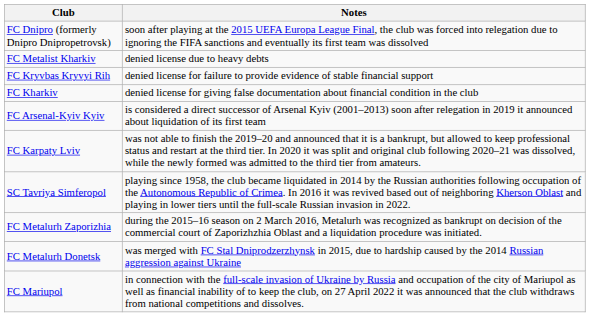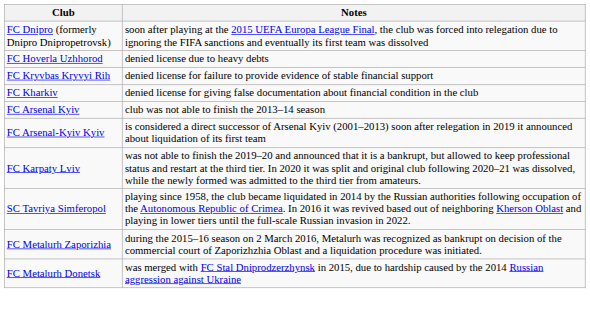- row: (51, 59)
+ row: (55, 59)
+ row: (43, 110)
- row: (35, 291)
